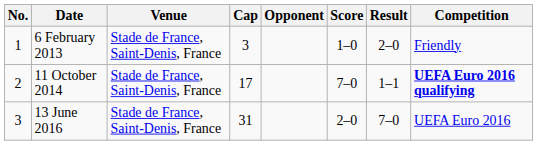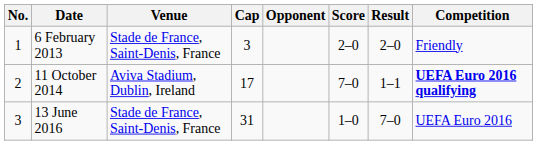(347, 45) 1–0 -> (348, 45) 2–0
(166, 83) Stade de France, Saint-Denis, France -> (153, 83) Aviva Stadium, Dublin, Ireland
(347, 120) 2–0 -> (348, 120) 1–0
